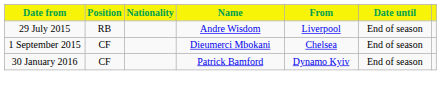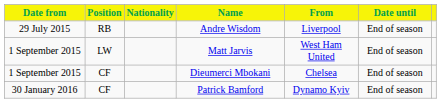+ row: (230, 51)
